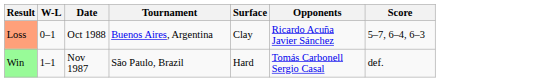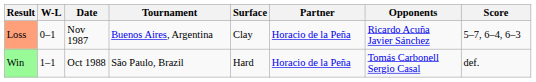+ column: (317, 12)
(87, 35) Oct 1988 -> (78, 35) Nov 1987
(78, 63) Nov 1987 -> (87, 63) Oct 1988
